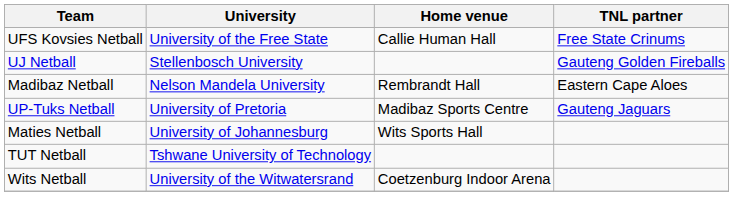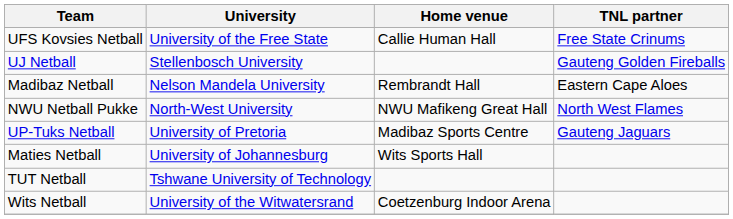+ row: (73, 109)
